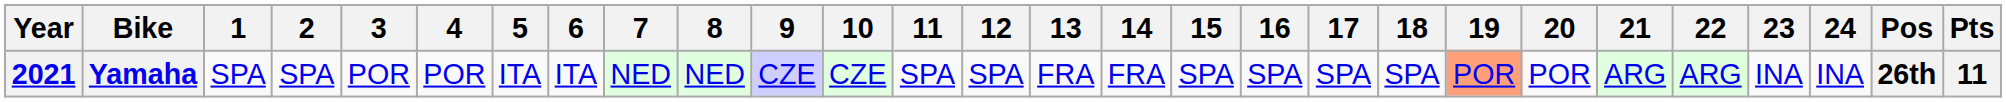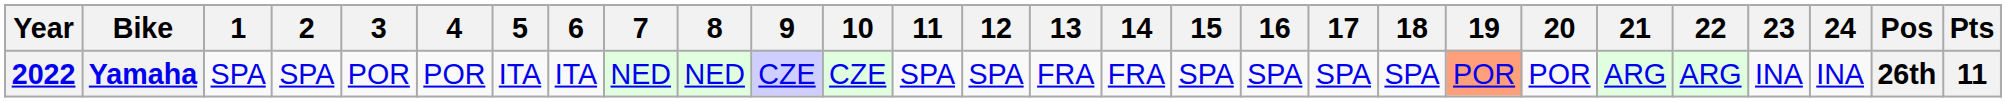(44, 73) 2021 -> (44, 73) 2022
